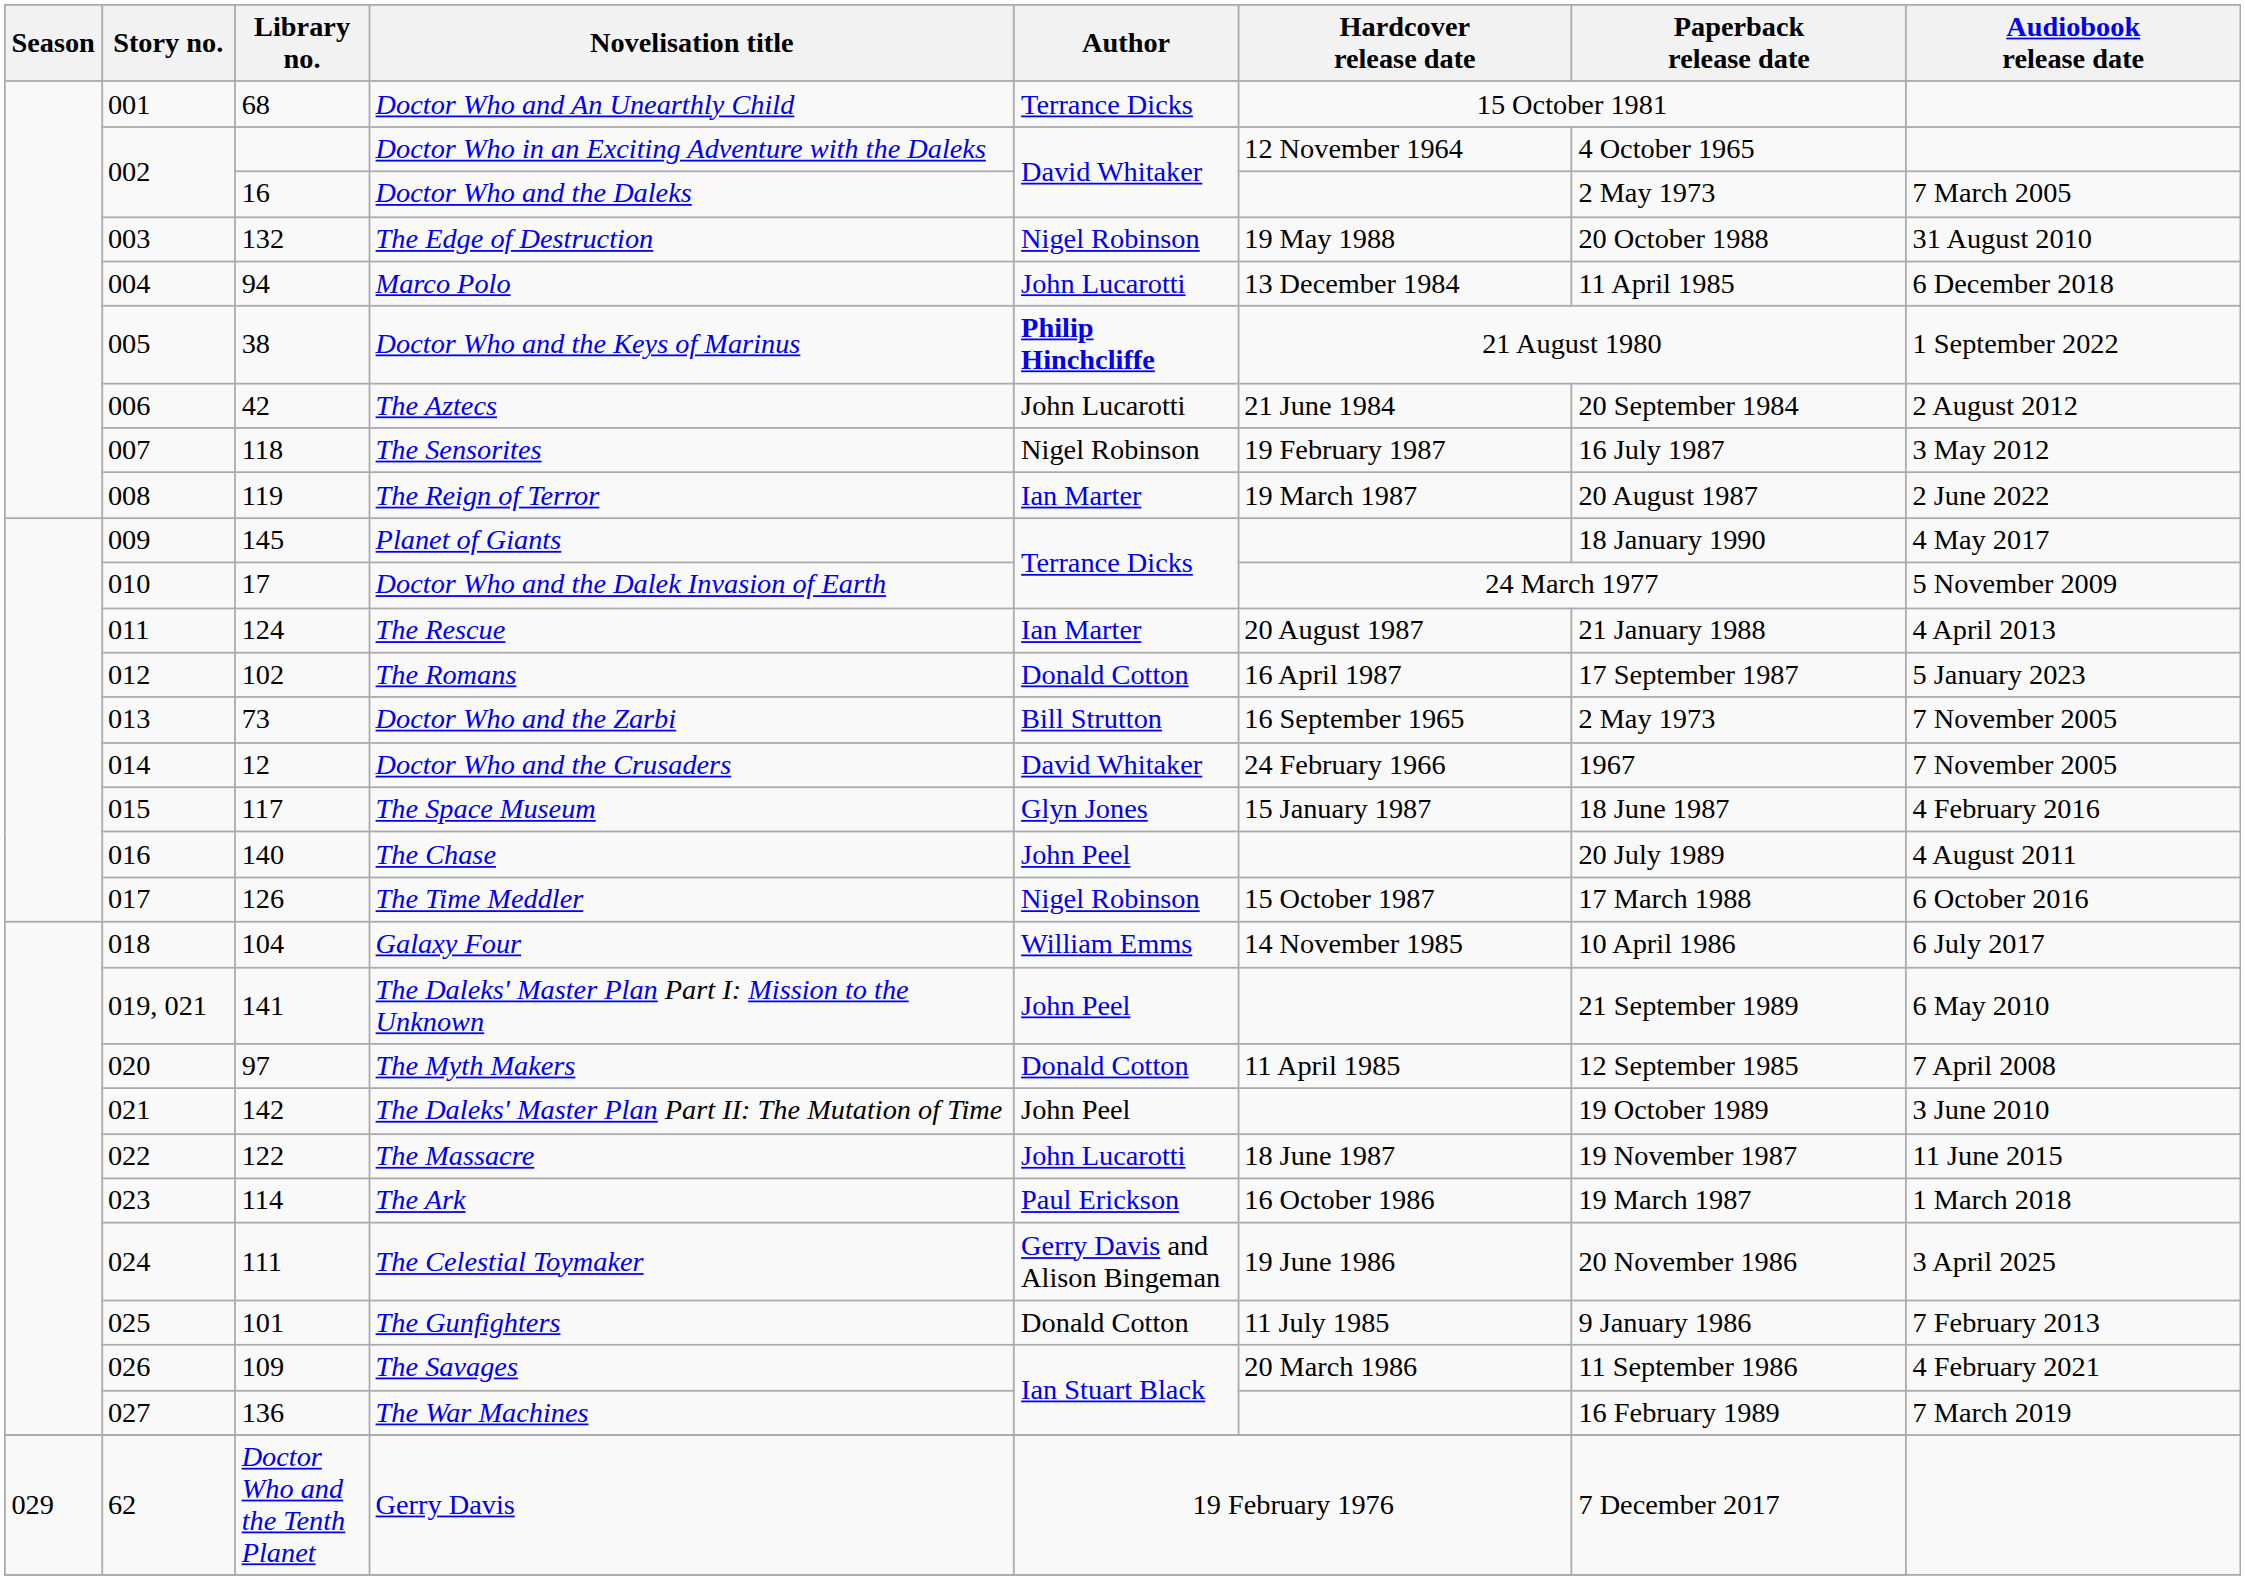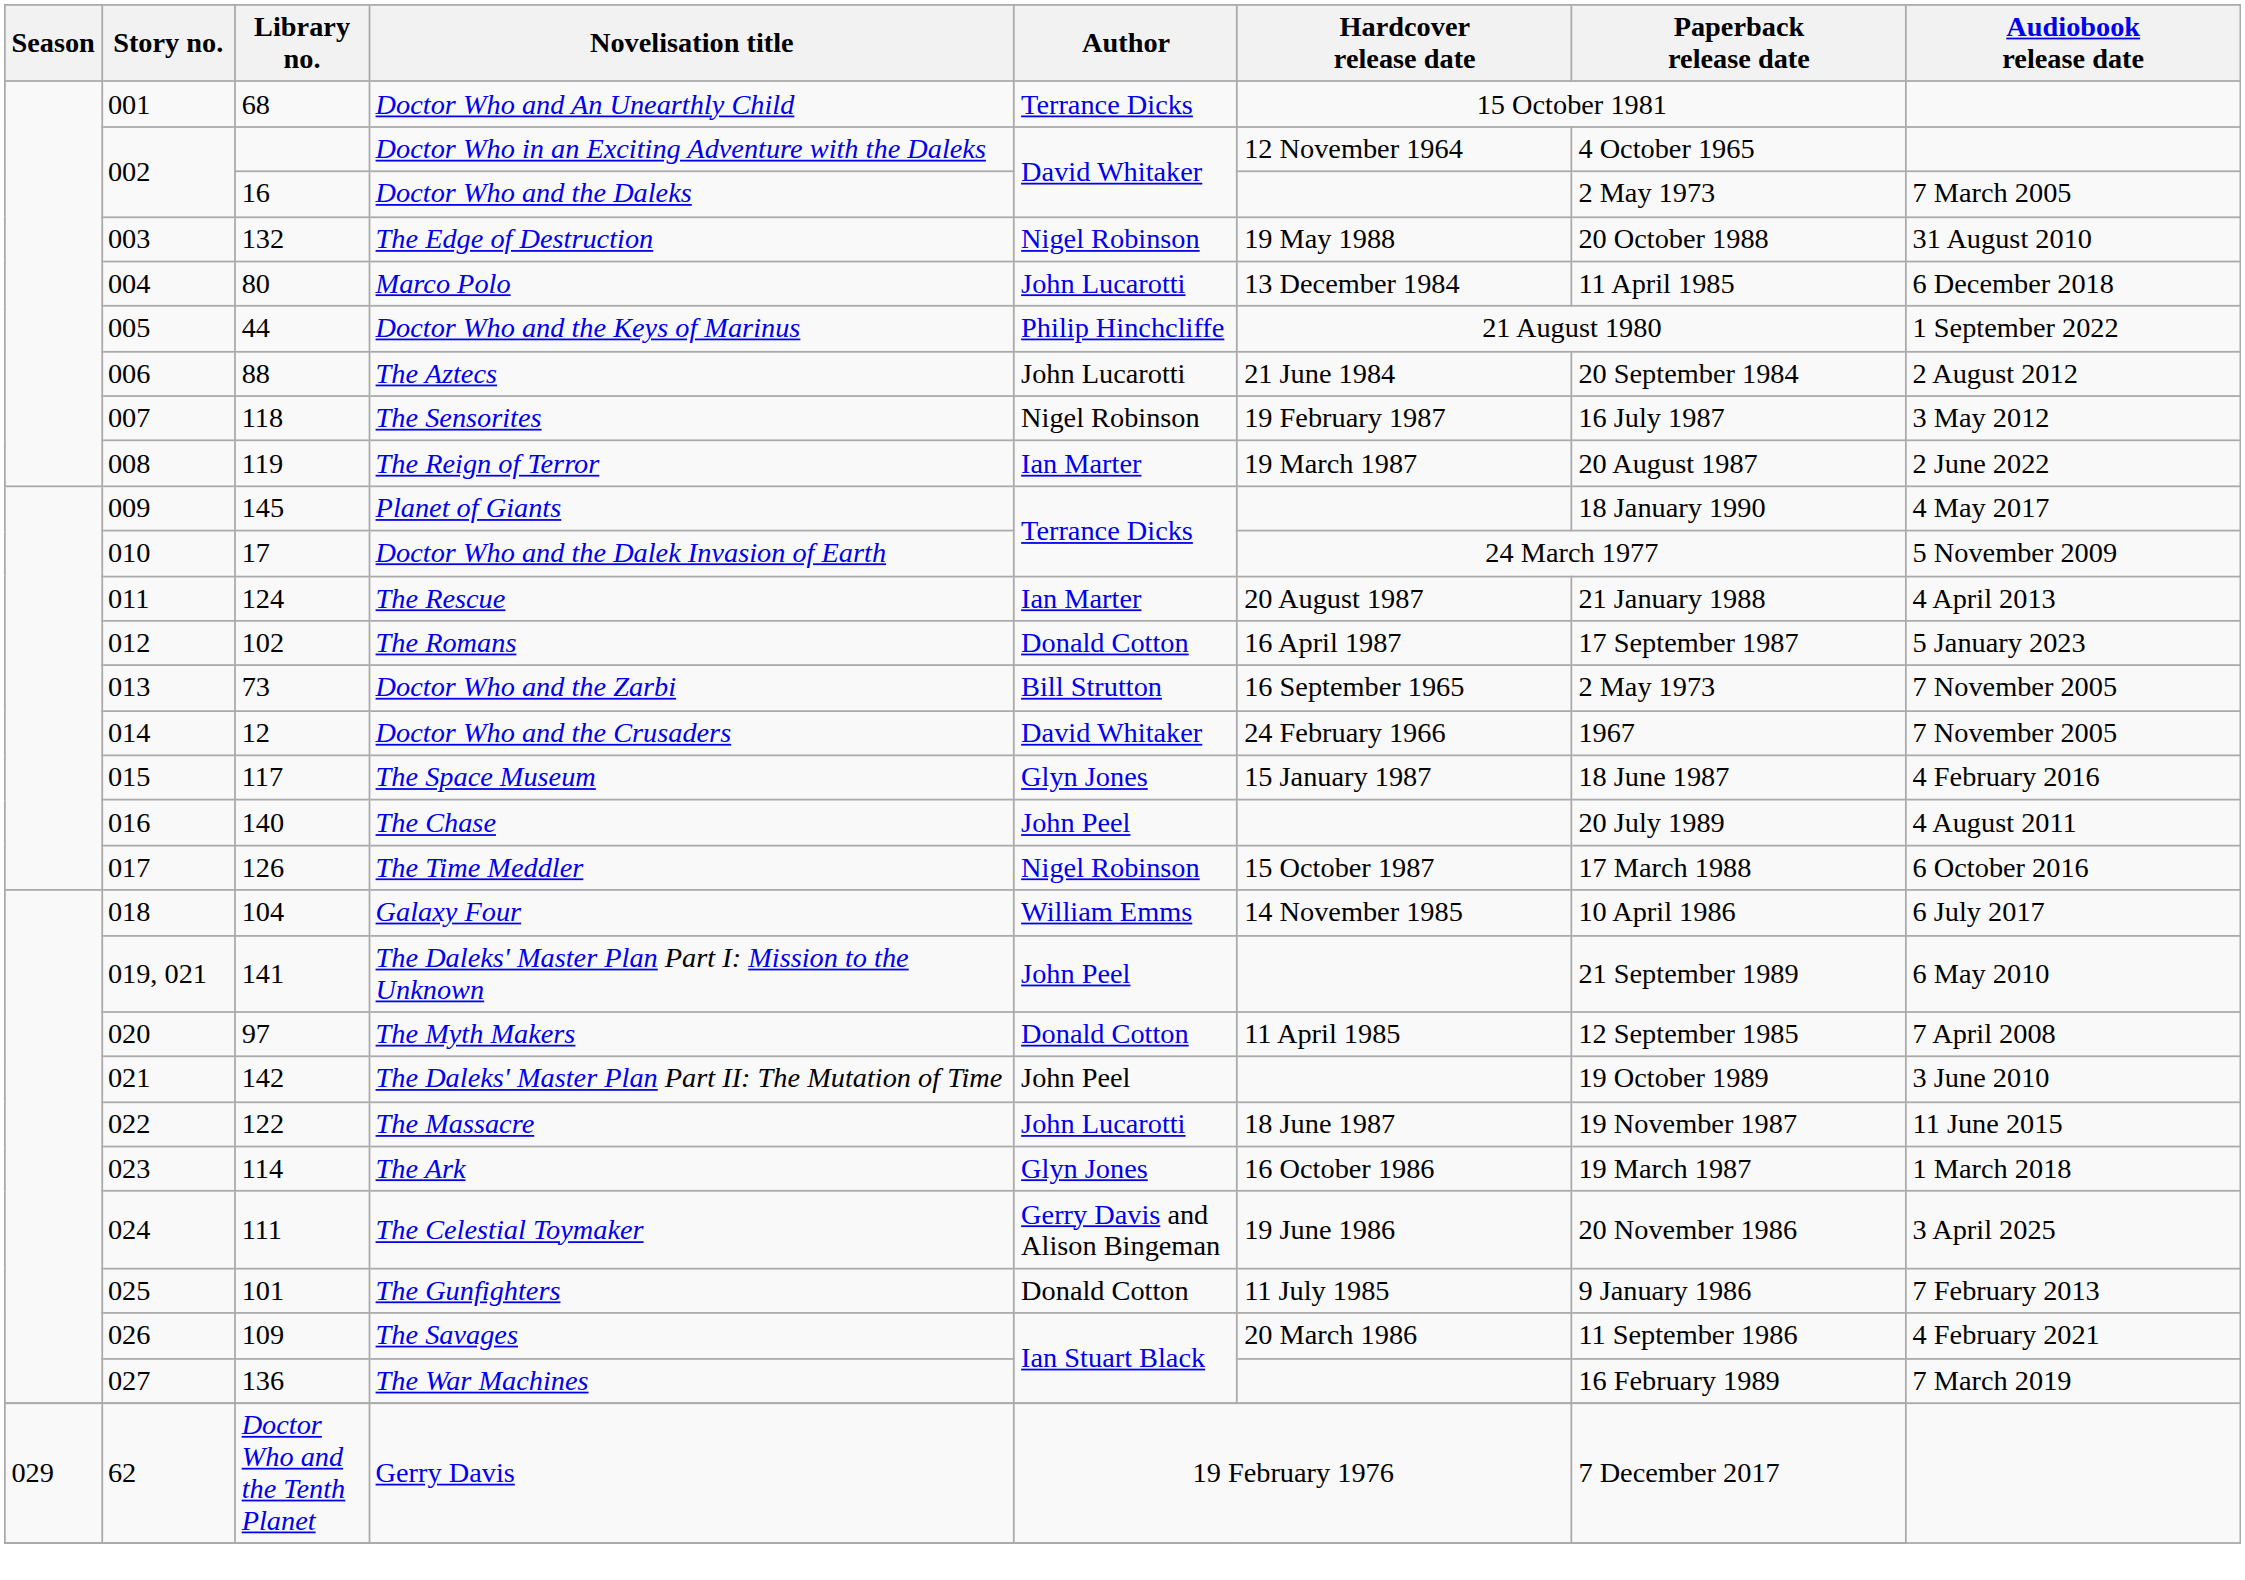(256, 283) 94 -> (256, 283) 80
(256, 344) 38 -> (256, 328) 44
(1088, 344) bold -> (1123, 328) normal
(256, 405) 42 -> (256, 373) 88
(1100, 1200) Paul Erickson -> (1084, 1168) Glyn Jones
